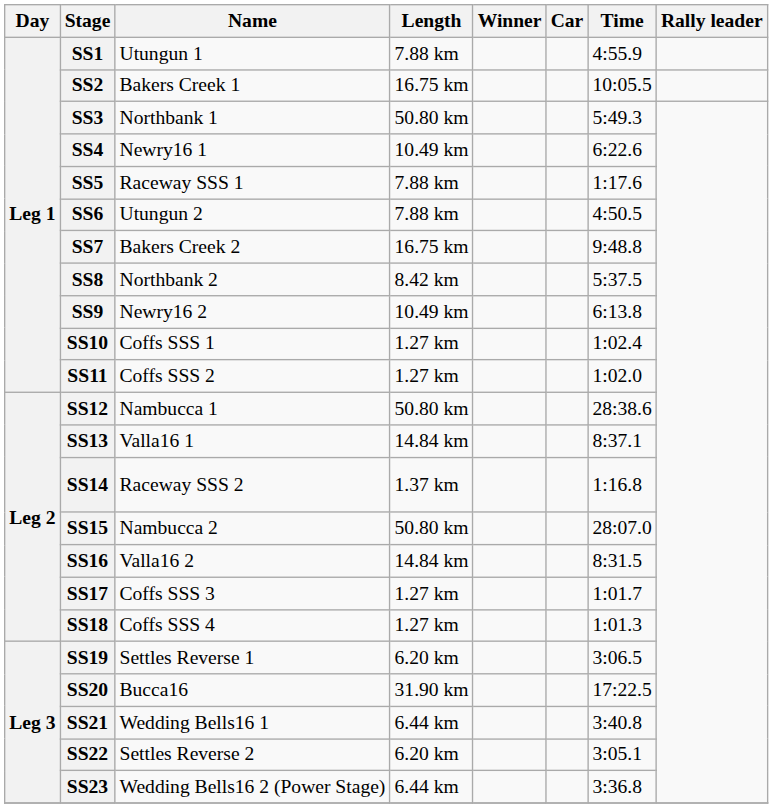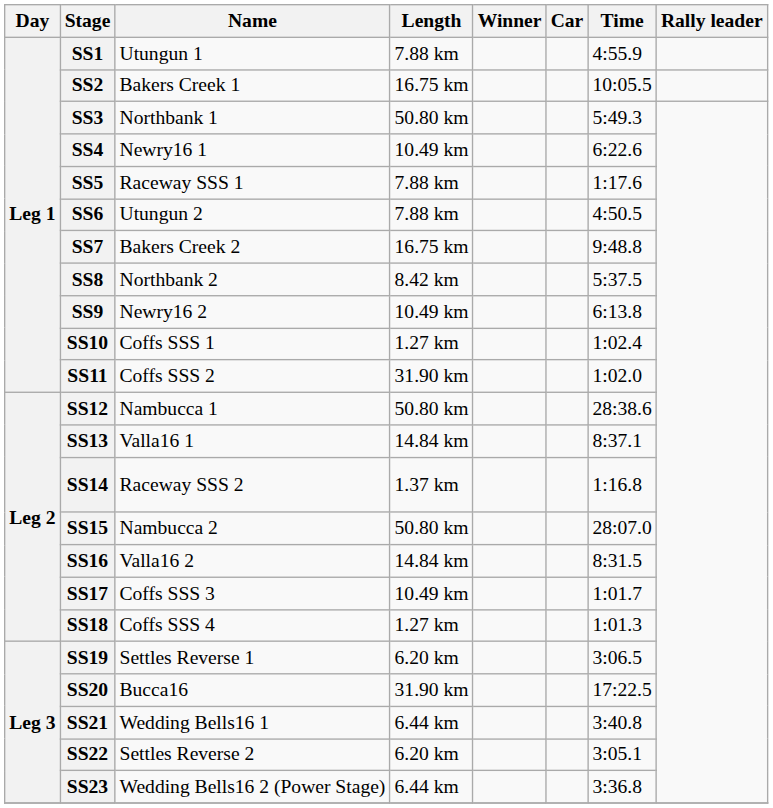(427, 376) 1.27 km -> (432, 376) 31.90 km
(427, 593) 1.27 km -> (432, 593) 10.49 km
